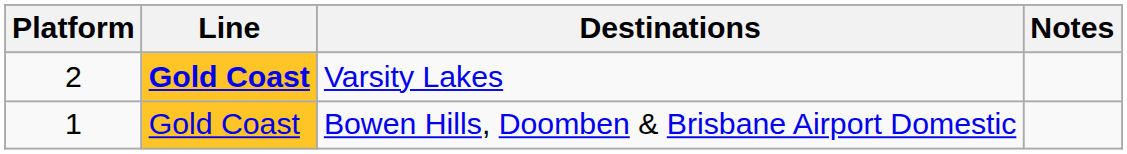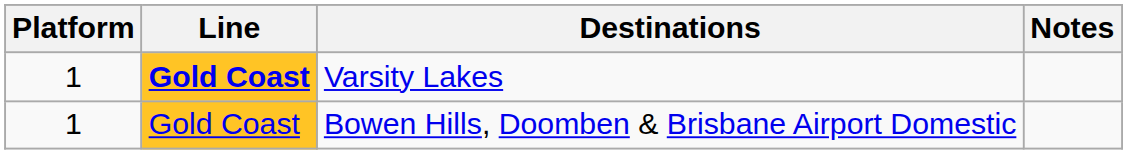(73, 76) 2 -> (73, 76) 1
